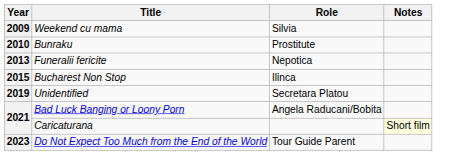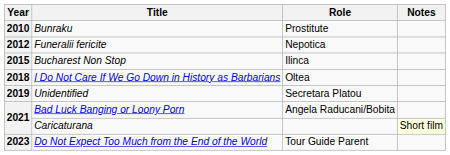- row: (78, 28)
(18, 61) 2013 -> (18, 45) 2012
+ row: (157, 77)
